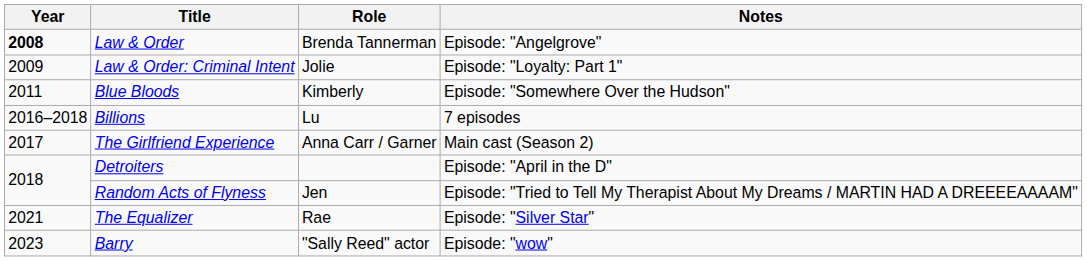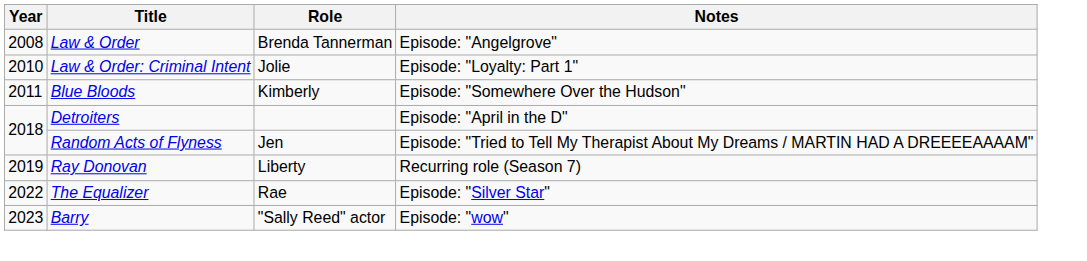(26, 42) bold -> (26, 42) normal
(26, 67) 2009 -> (26, 67) 2010
- row: (120, 117)
- row: (185, 142)
+ row: (99, 167)
(26, 218) 2021 -> (26, 192) 2022
